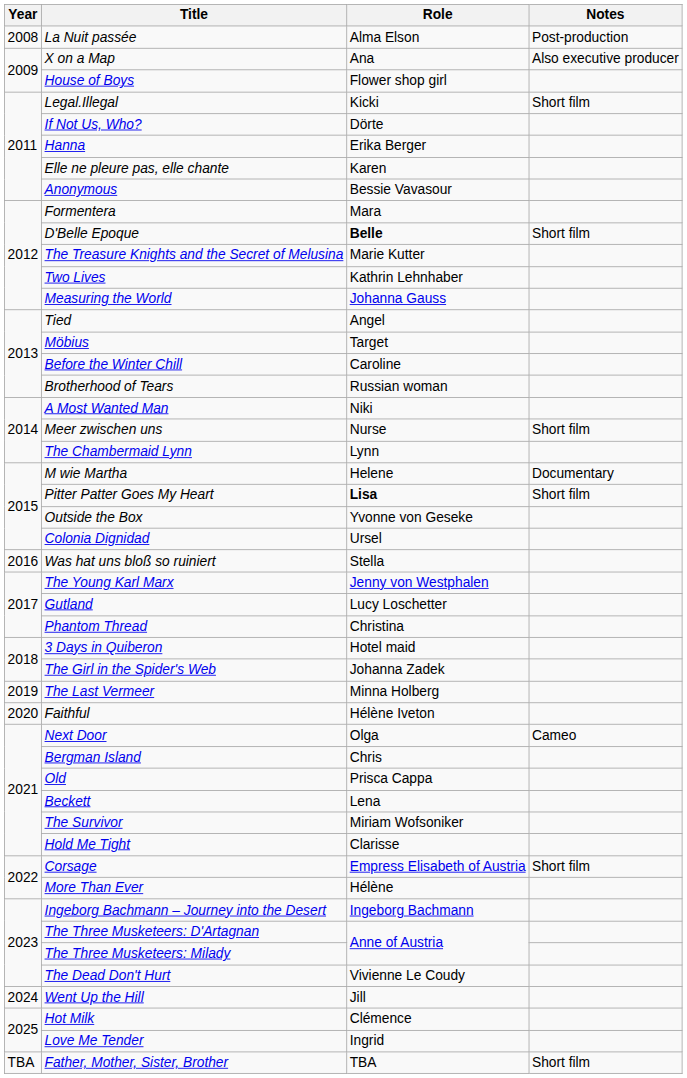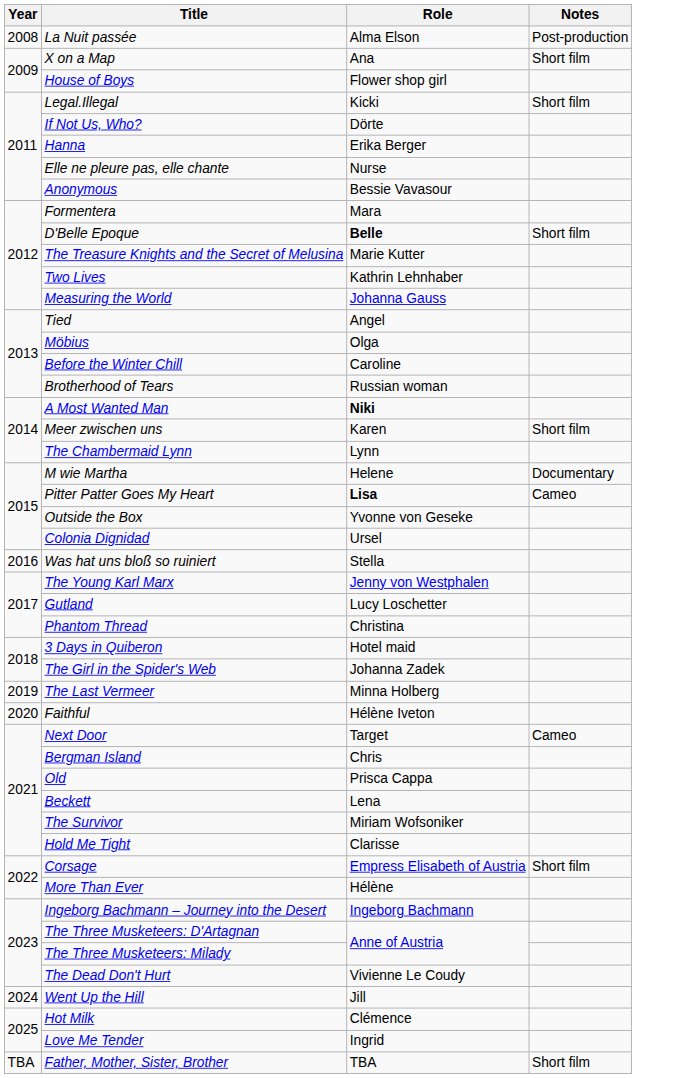(605, 59) Also executive producer -> (561, 59) Short film
(368, 168) Karen -> (368, 168) Nurse
(369, 342) Target -> (364, 342) Olga
(361, 408) normal -> (362, 408) bold
(368, 430) Nurse -> (368, 430) Karen
(561, 495) Short film -> (554, 495) Cameo
(364, 735) Olga -> (369, 735) Target
